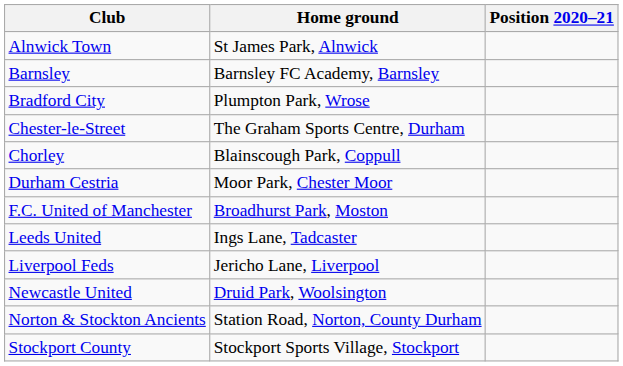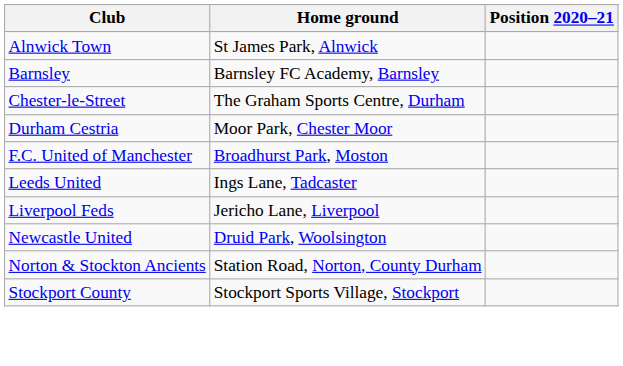- row: (57, 100)
- row: (36, 155)
